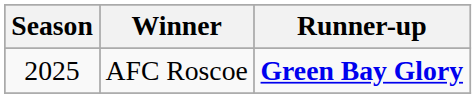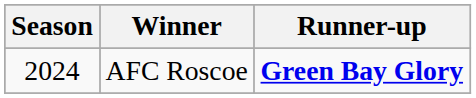(52, 70) 2025 -> (52, 70) 2024
